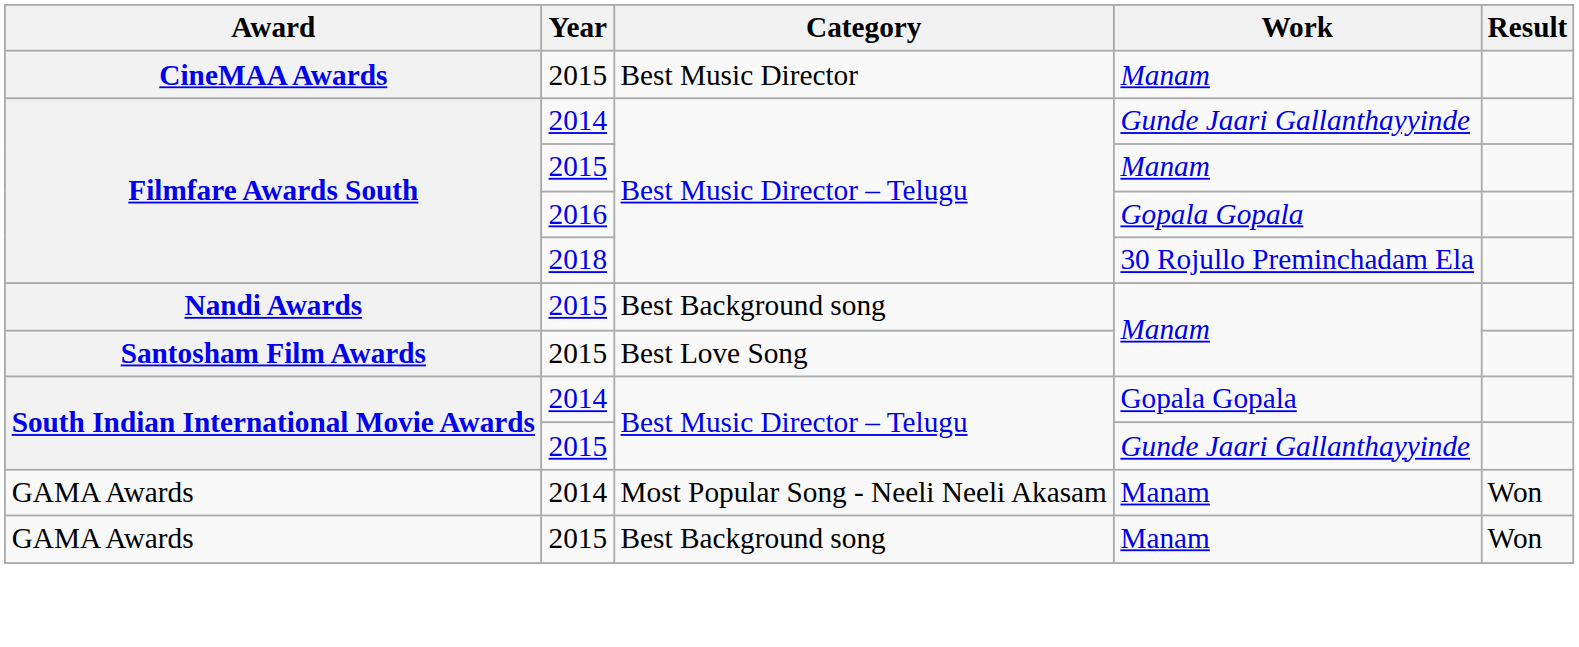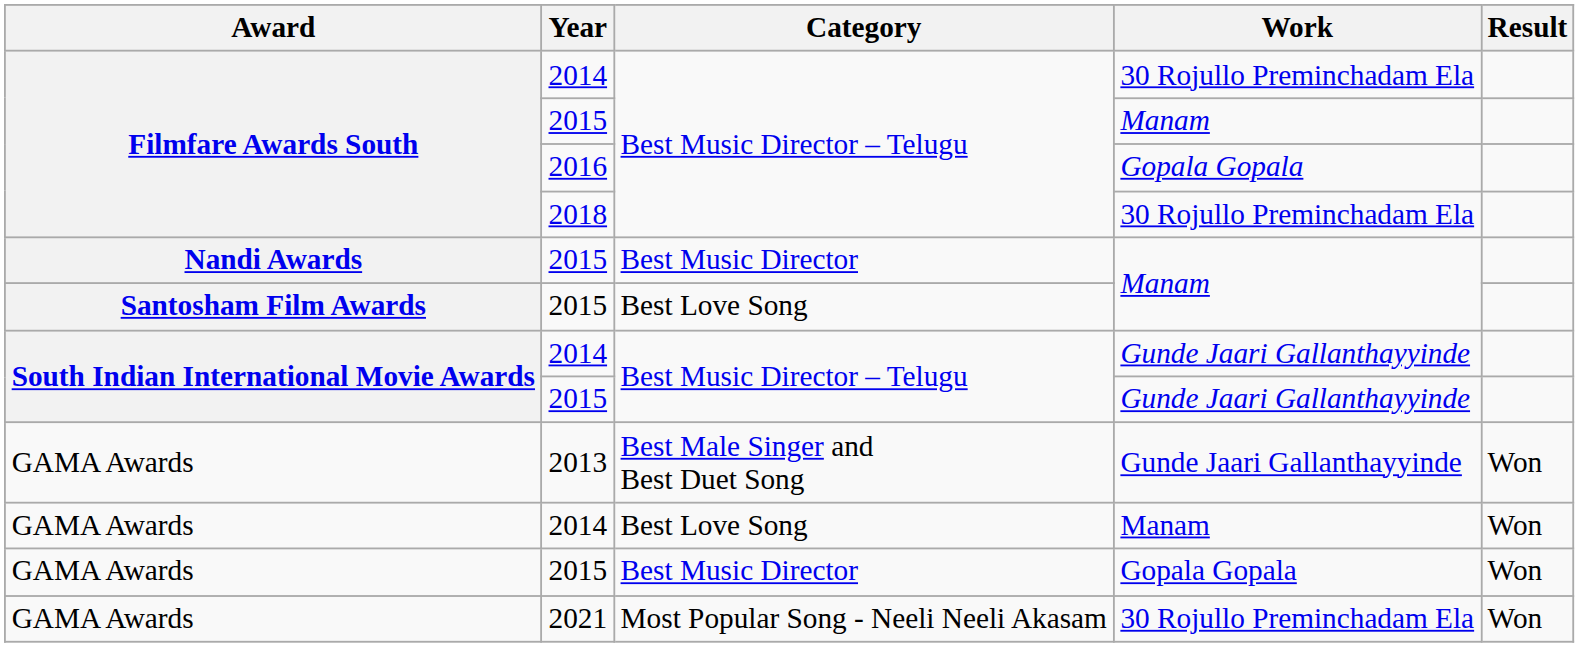- row: (273, 74)
(1295, 120) Gunde Jaari Gallanthayyinde -> (1297, 74) 30 Rojullo Preminchadam Ela
(753, 306) Best Background song -> (739, 259) Best Music Director
(1209, 399) Gopala Gopala -> (1295, 352) Gunde Jaari Gallanthayyinde
+ row: (103, 462)
(864, 492) Most Popular Song - Neeli Neeli Akasam -> (714, 525) Best Love Song
(753, 538) Best Background song -> (739, 571) Best Music Director
(1165, 538) Manam -> (1209, 571) Gopala Gopala
+ row: (103, 617)
